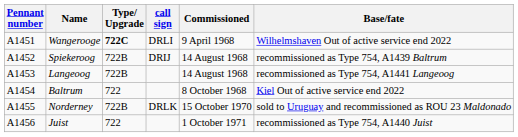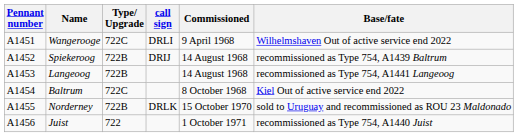(117, 40) bold -> (116, 40) normal
(113, 90) 722 -> (116, 90) 722C
